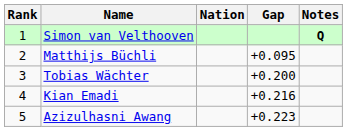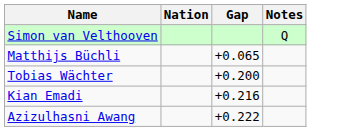- column: (22, 15)
(321, 35) bold -> (285, 35) normal
(273, 55) +0.095 -> (237, 55) +0.065
(273, 116) +0.223 -> (237, 116) +0.222
